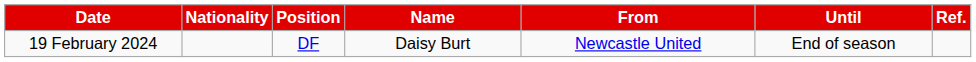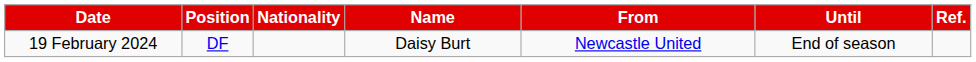columns swapped: (308, 18) <-> (227, 18)
